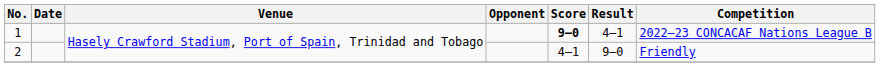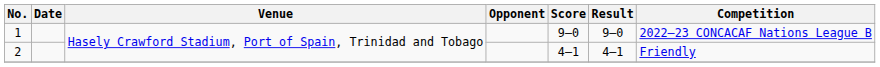(568, 33) bold -> (568, 33) normal
(613, 33) 4–1 -> (613, 33) 9–0
(613, 52) 9–0 -> (613, 52) 4–1
